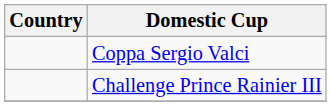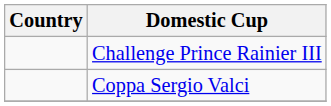rows swapped: (207, 85) <-> (171, 52)
